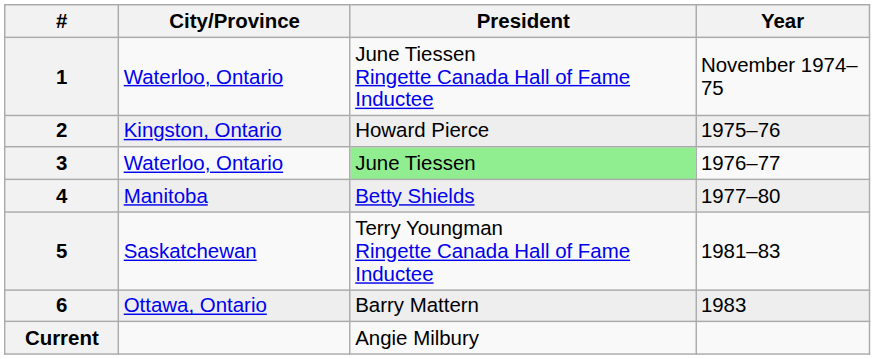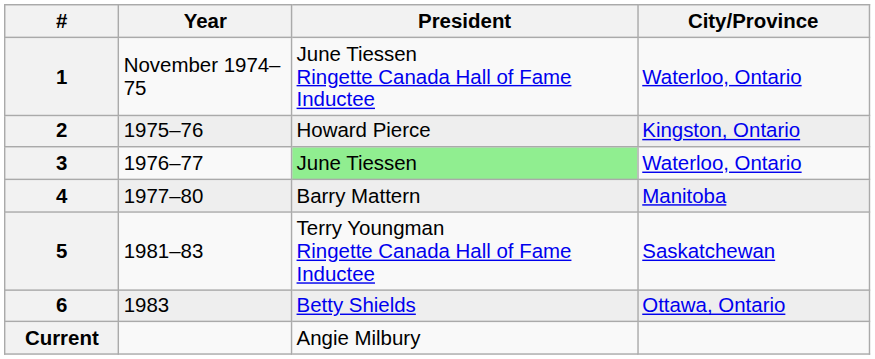columns swapped: (783, 21) <-> (235, 21)
(415, 196) Betty Shields -> (358, 196) Barry Mattern
(417, 306) Barry Mattern -> (356, 306) Betty Shields
